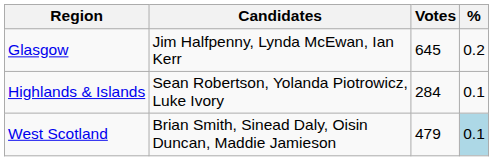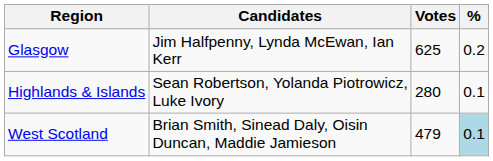(428, 50) 645 -> (428, 50) 625
(428, 92) 284 -> (428, 92) 280
